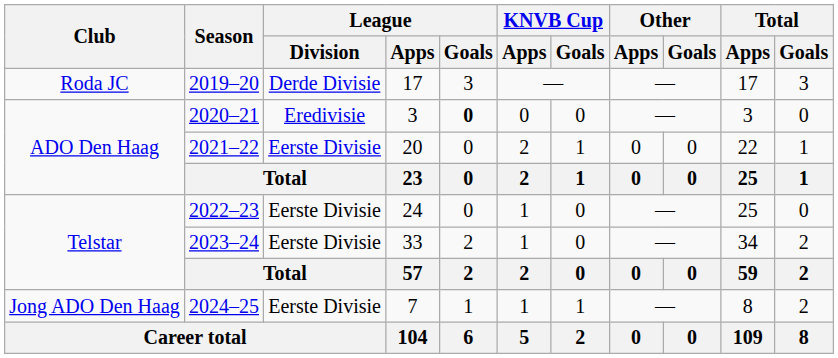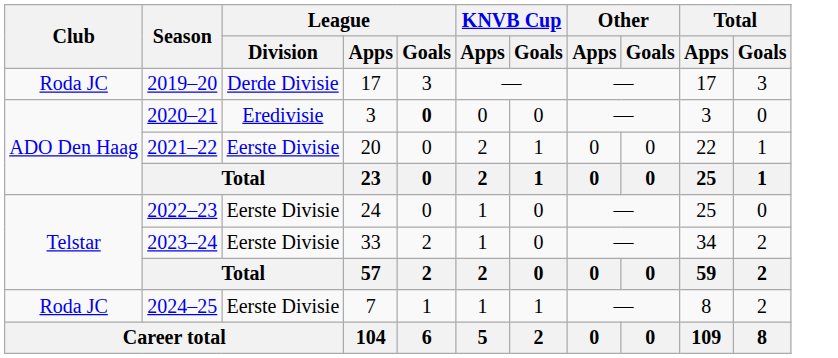(94, 305) Jong ADO Den Haag -> (74, 305) Roda JC
